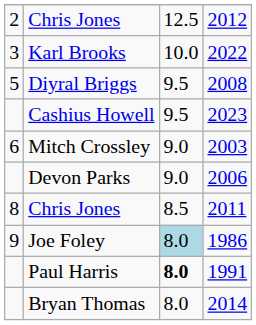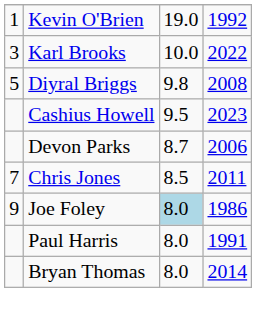+ row: (86, 20)
- row: (74, 20)
(176, 83) 9.5 -> (176, 83) 9.8
- row: (89, 146)
(176, 177) 9.0 -> (176, 146) 8.7
(14, 209) 8 -> (14, 177) 7
(176, 271) bold -> (176, 240) normal
